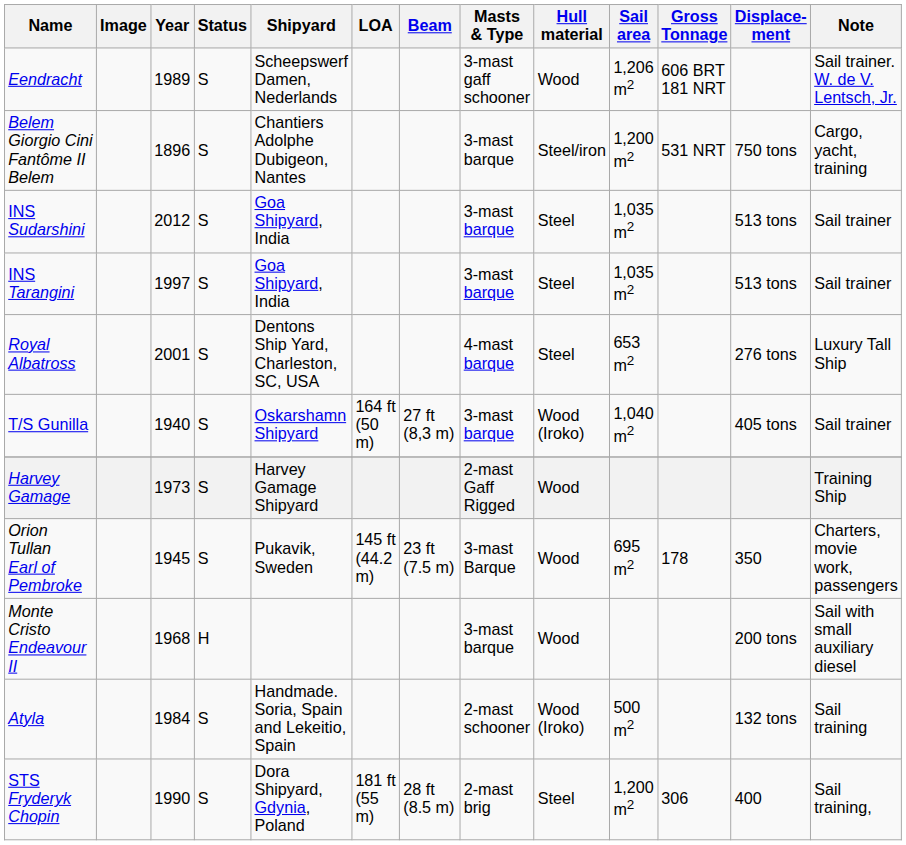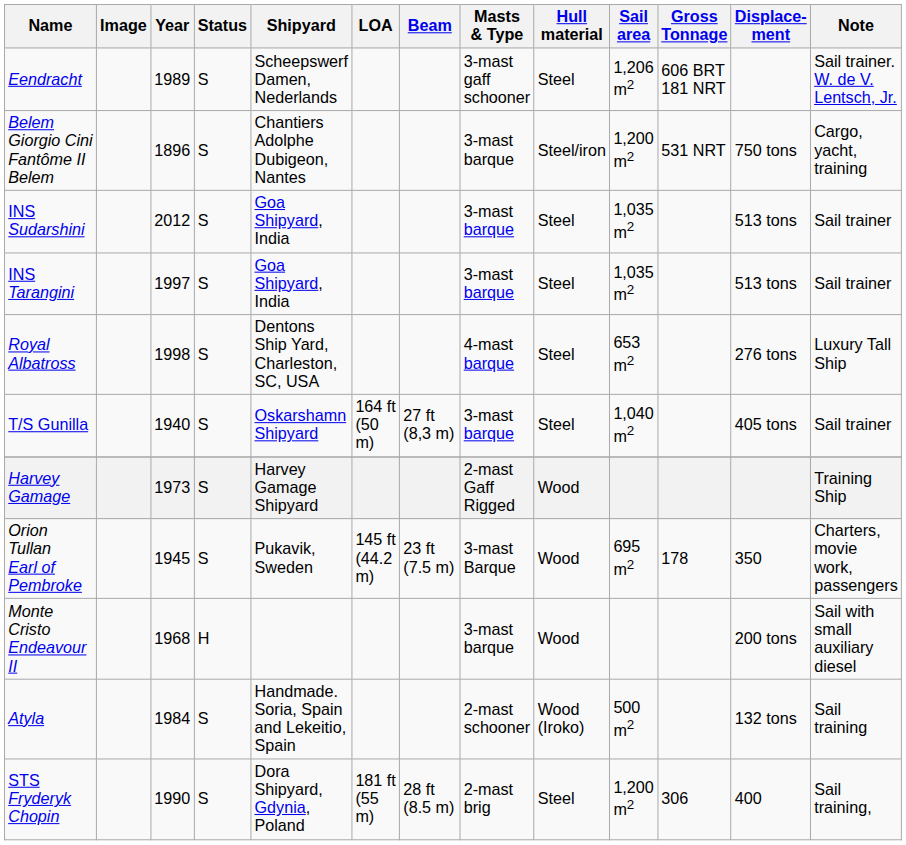(559, 79) Wood -> (556, 79) Steel
(172, 354) 2001 -> (172, 354) 1998
(561, 425) Wood (Iroko) -> (556, 425) Steel
